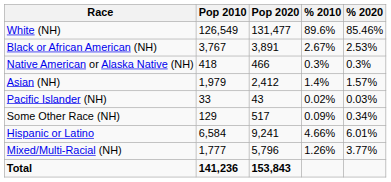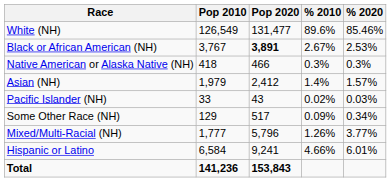(265, 47) normal -> (265, 47) bold
rows swapped: (64, 151) <-> (50, 133)
